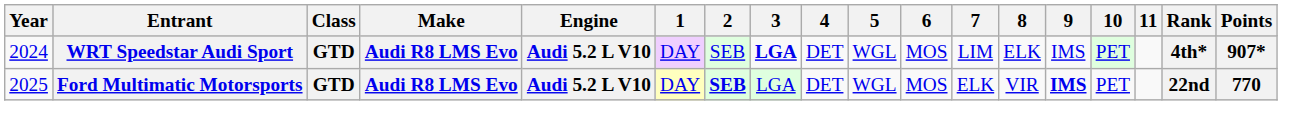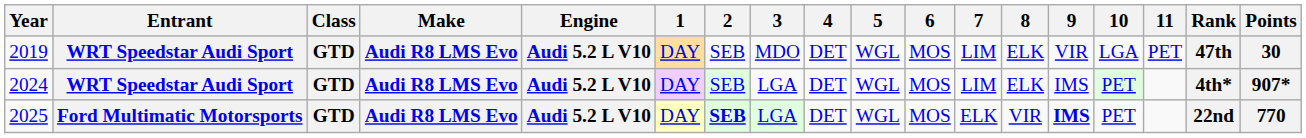+ row: (29, 51)
(776, 51) bold -> (777, 83) normal
